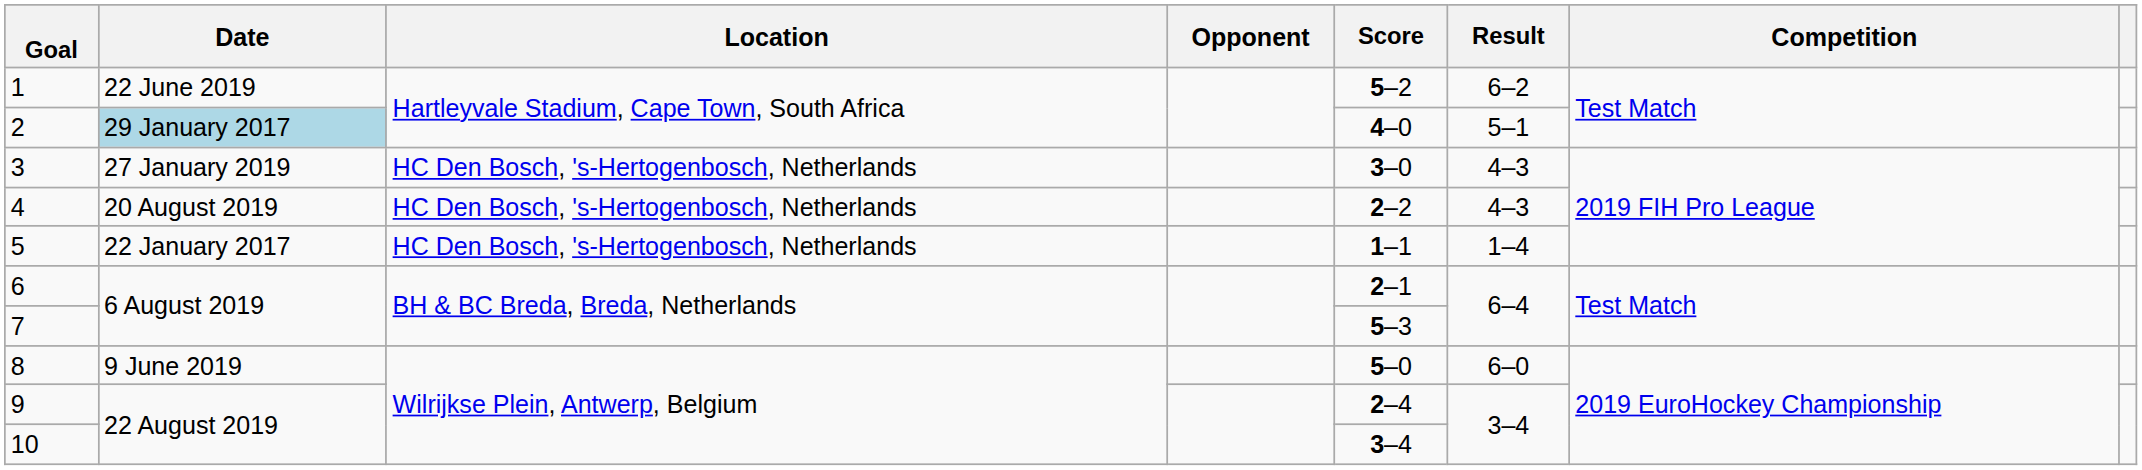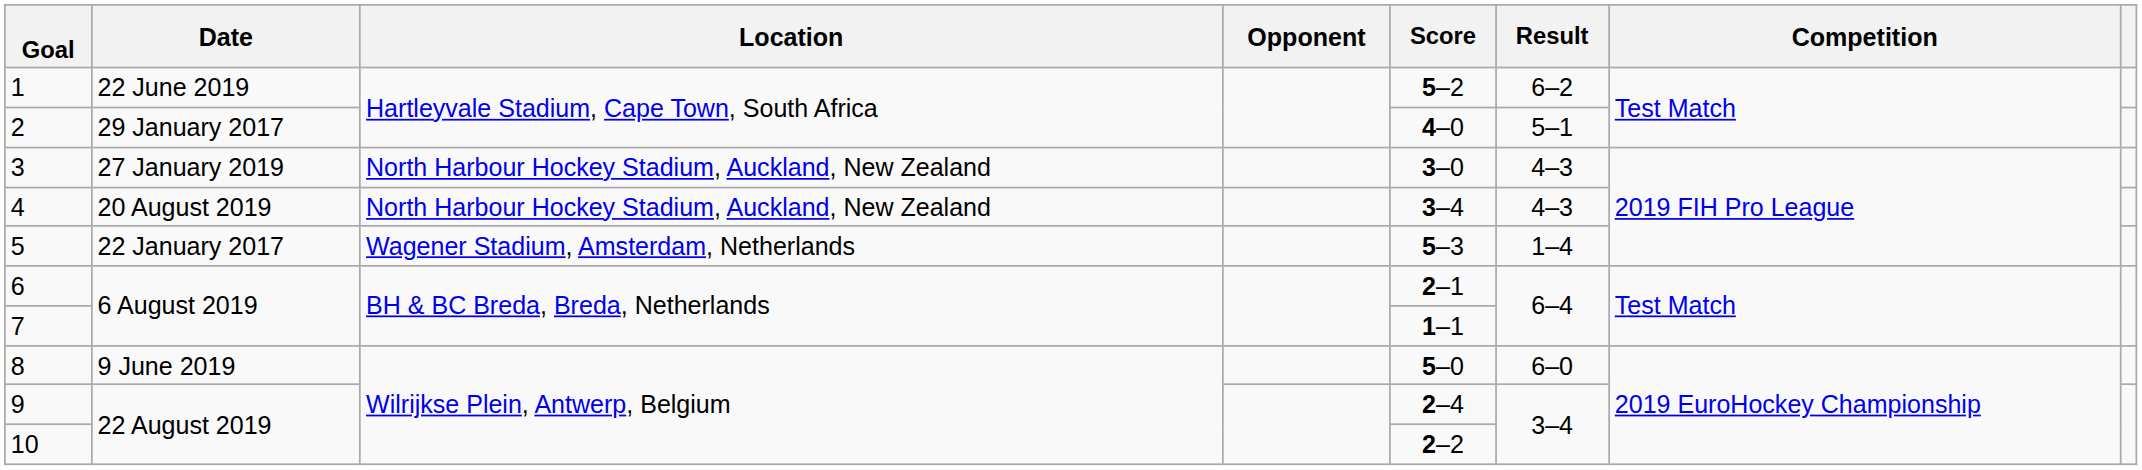(197, 128) lightblue background -> (191, 128) no background
(655, 168) HC Den Bosch, 's-Hertogenbosch, Netherlands -> (678, 168) North Harbour Hockey Stadium, Auckland, New Zealand
(655, 207) HC Den Bosch, 's-Hertogenbosch, Netherlands -> (678, 207) North Harbour Hockey Stadium, Auckland, New Zealand
(1391, 207) 2–2 -> (1443, 207) 3–4
(655, 247) HC Den Bosch, 's-Hertogenbosch, Netherlands -> (611, 247) Wagener Stadium, Amsterdam, Netherlands
(1391, 247) 1–1 -> (1443, 247) 5–3
(1391, 326) 5–3 -> (1443, 326) 1–1
(1391, 445) 3–4 -> (1443, 445) 2–2
